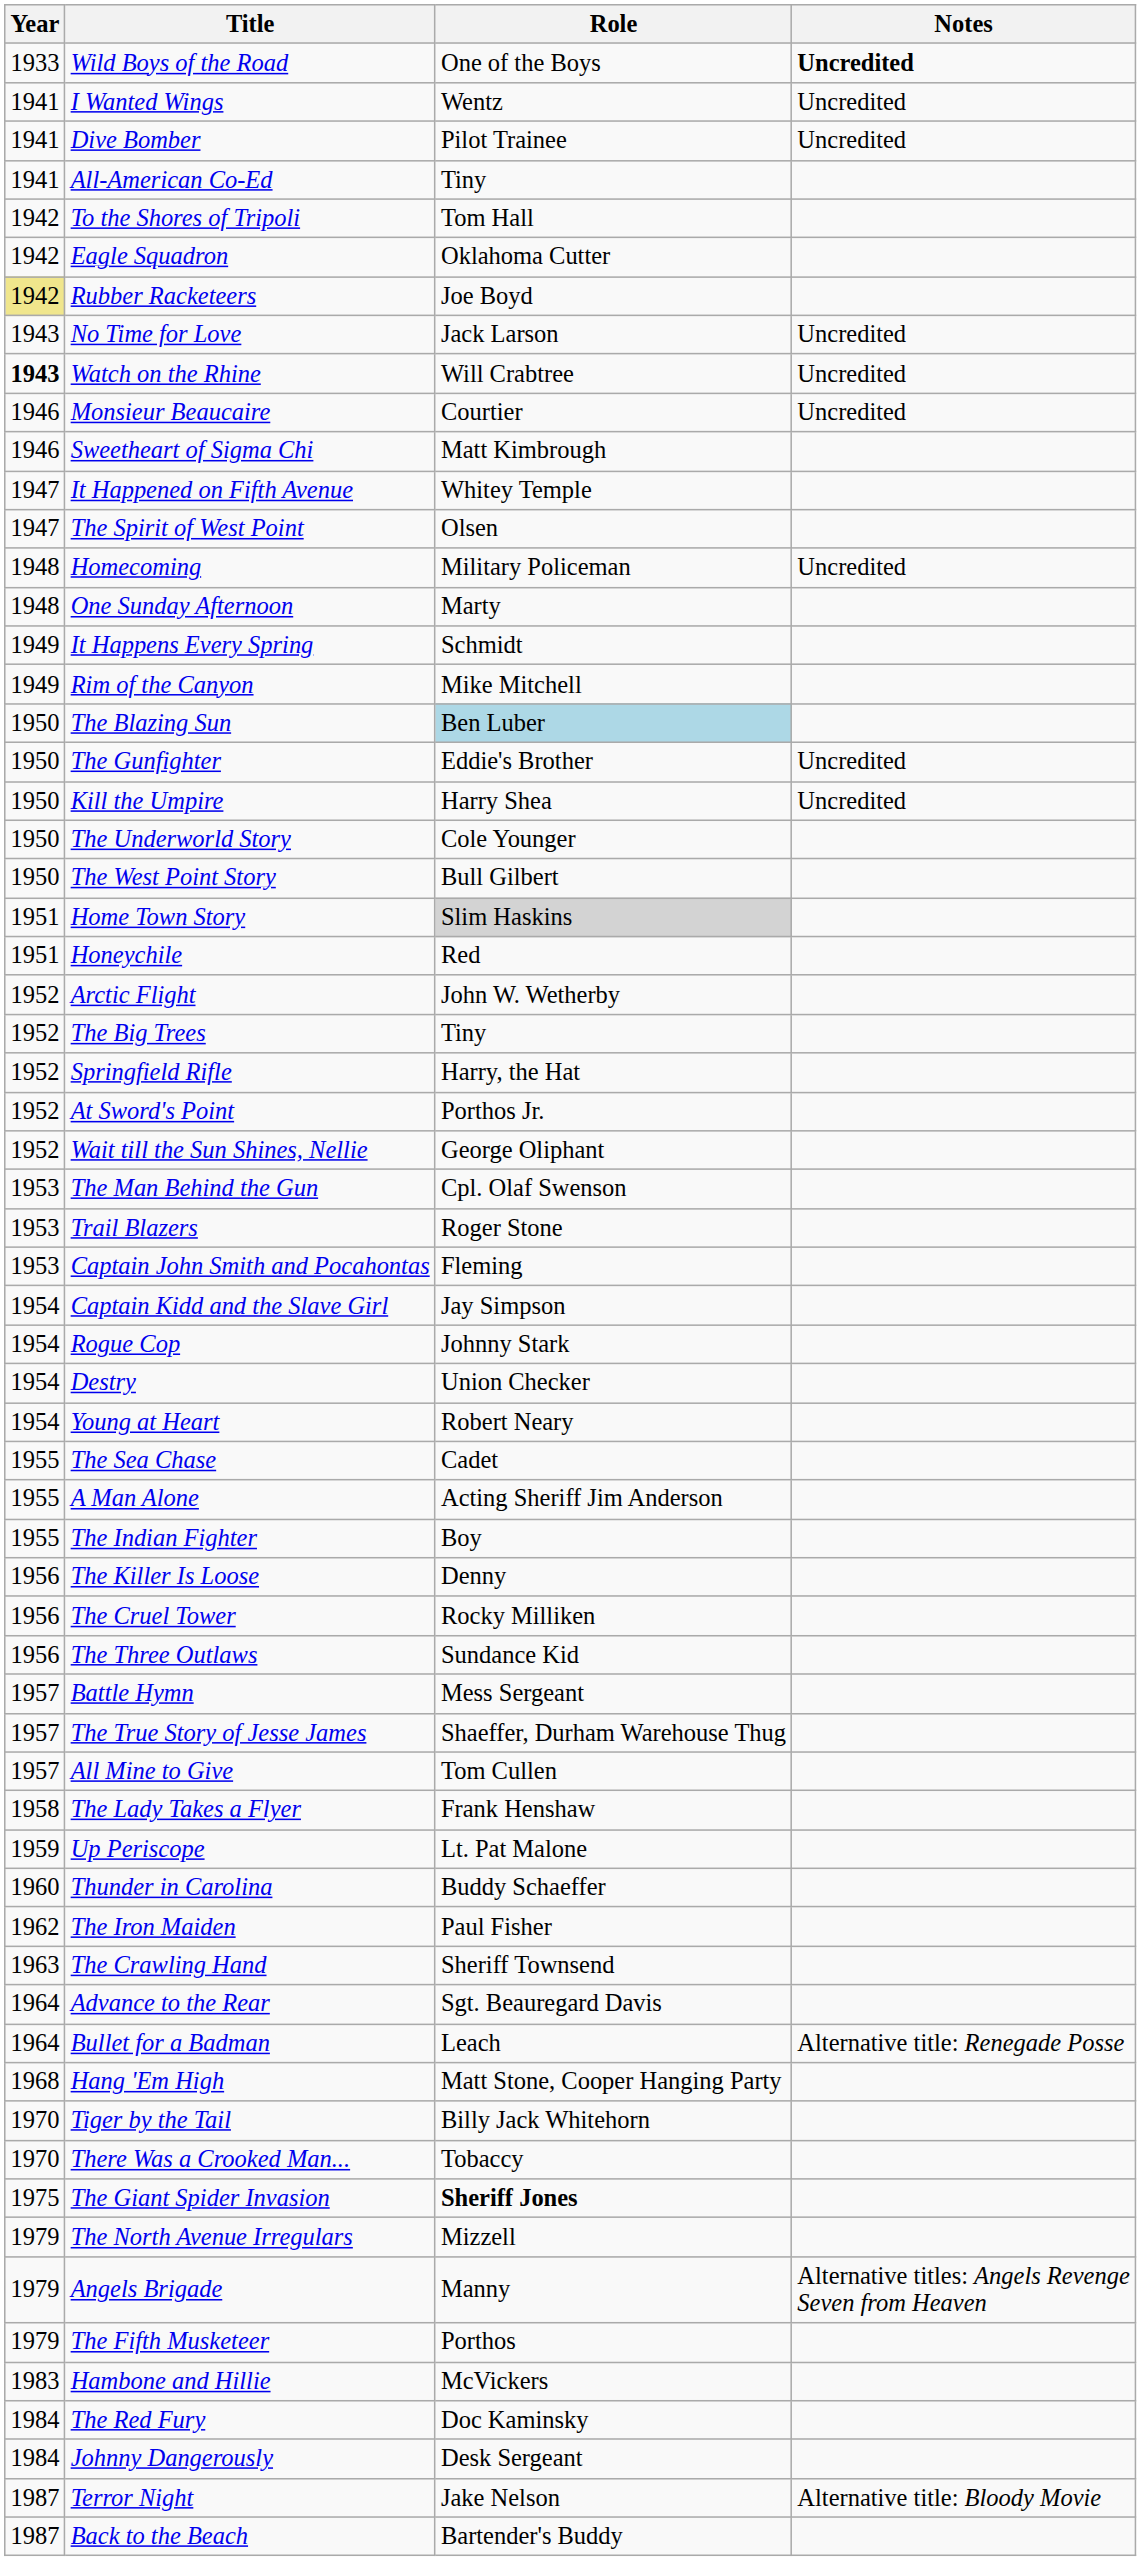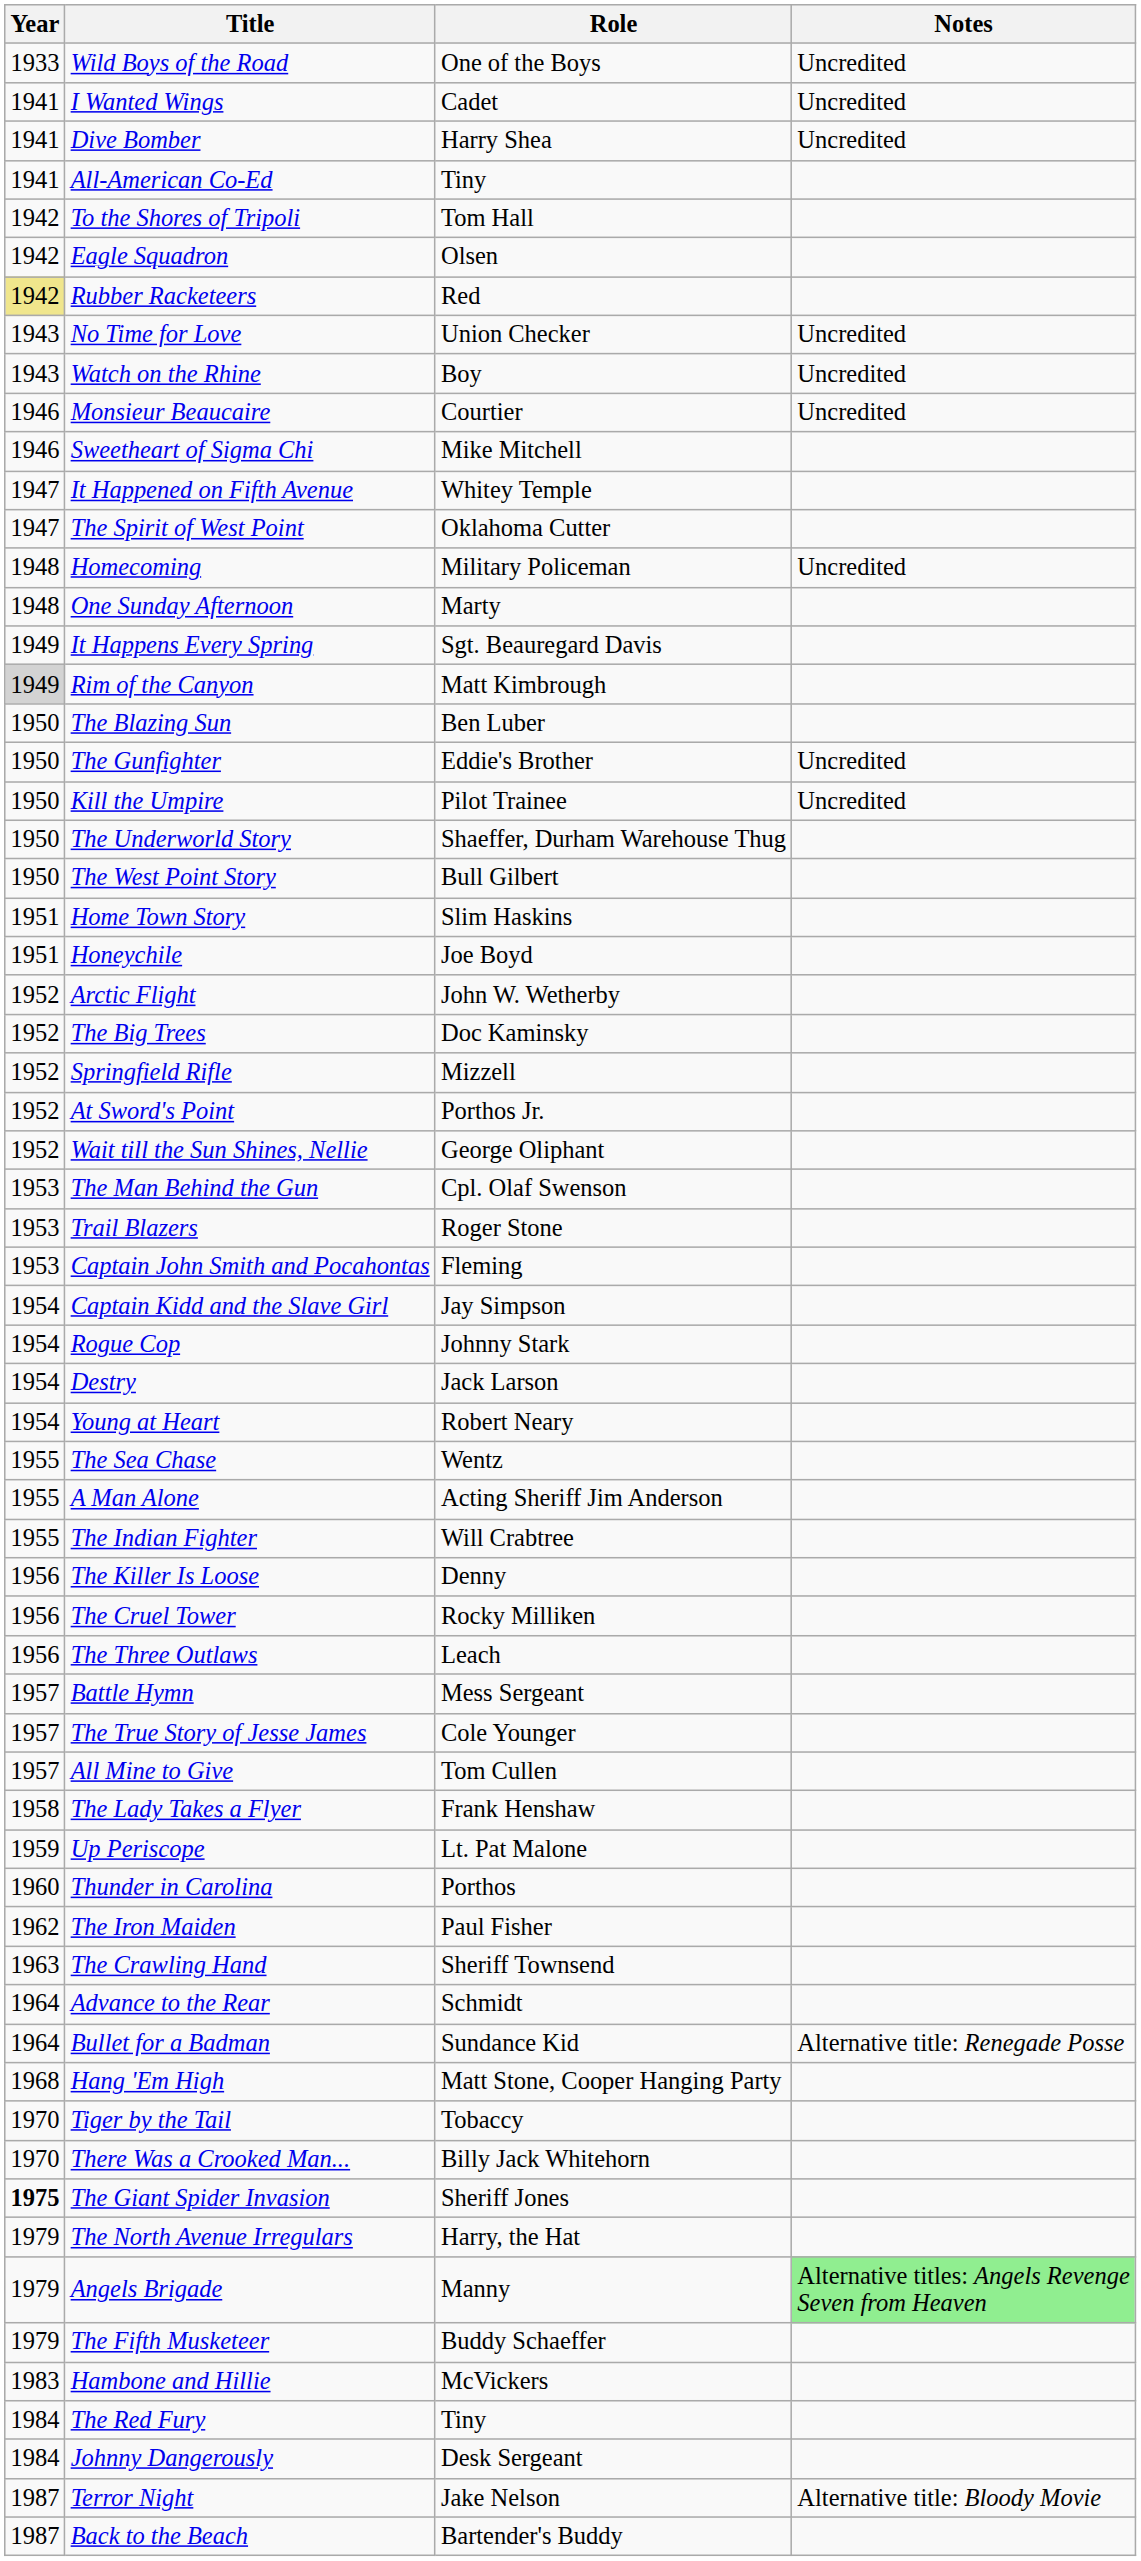(856, 62) bold -> (852, 62) normal
(472, 101) Wentz -> (470, 101) Cadet
(504, 140) Pilot Trainee -> (496, 140) Harry Shea
(526, 256) Oklahoma Cutter -> (470, 256) Olsen
(487, 295) Joe Boyd -> (461, 295) Red
(500, 334) Jack Larson -> (515, 334) Union Checker
(35, 373) bold -> (35, 373) normal
(507, 373) Will Crabtree -> (461, 373) Boy
(524, 450) Matt Kimbrough -> (511, 450) Mike Mitchell
(470, 528) Olsen -> (526, 528) Oklahoma Cutter
(482, 645) Schmidt -> (551, 645) Sgt. Beauregard Davis
(35, 683) no background -> (35, 683) lightgrey background
(511, 683) Mike Mitchell -> (524, 683) Matt Kimbrough
(493, 722) lightblue background -> (493, 722) no background
(496, 800) Harry Shea -> (504, 800) Pilot Trainee
(508, 839) Cole Younger -> (614, 839) Shaeffer, Durham Warehouse Thug
(507, 916) lightgrey background -> (507, 916) no background
(461, 955) Red -> (487, 955) Joe Boyd
(464, 1033) Tiny -> (515, 1033) Doc Kaminsky
(511, 1072) Harry, the Hat -> (478, 1072) Mizzell
(515, 1382) Union Checker -> (500, 1382) Jack Larson
(470, 1460) Cadet -> (472, 1460) Wentz
(461, 1538) Boy -> (507, 1538) Will Crabtree
(510, 1654) Sundance Kid -> (471, 1654) Leach
(614, 1732) Shaeffer, Durham Warehouse Thug -> (508, 1732) Cole Younger
(523, 1887) Buddy Schaeffer -> (478, 1887) Porthos
(551, 2003) Sgt. Beauregard Davis -> (482, 2003) Schmidt
(471, 2042) Leach -> (510, 2042) Sundance Kid
(545, 2120) Billy Jack Whitehorn -> (482, 2120) Tobaccy
(482, 2159) Tobaccy -> (545, 2159) Billy Jack Whitehorn
(35, 2198) normal -> (35, 2198) bold
(509, 2198) bold -> (505, 2198) normal
(478, 2236) Mizzell -> (511, 2236) Harry, the Hat
(964, 2289) no background -> (964, 2289) lightgreen background
(478, 2342) Porthos -> (523, 2342) Buddy Schaeffer
(515, 2419) Doc Kaminsky -> (464, 2419) Tiny
